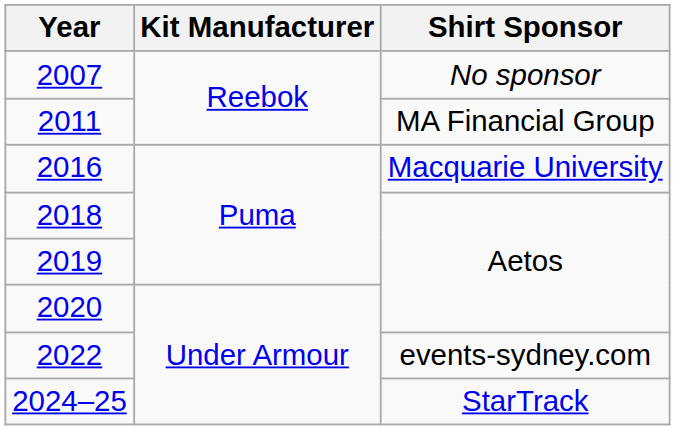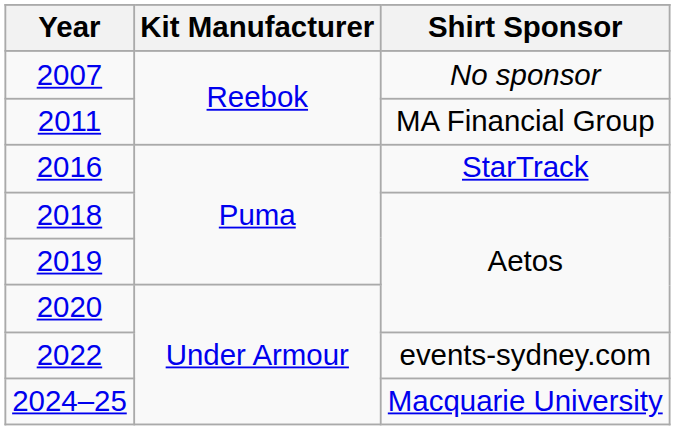(525, 167) Macquarie University -> (525, 167) StarTrack
(525, 401) StarTrack -> (525, 401) Macquarie University
